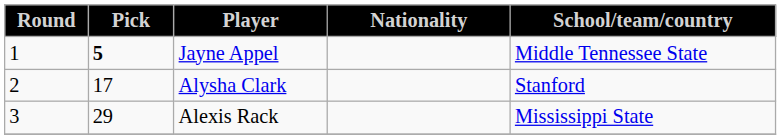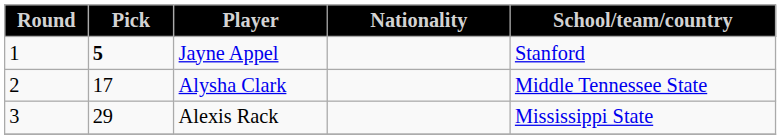(611, 52) Middle Tennessee State -> (550, 52) Stanford
(550, 85) Stanford -> (611, 85) Middle Tennessee State
